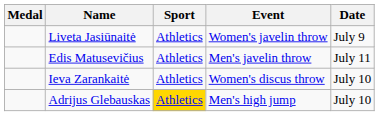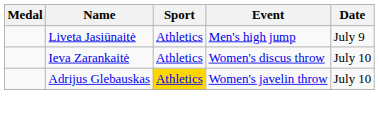(268, 36) Women's javelin throw -> (252, 36) Men's high jump
- row: (96, 57)
(252, 100) Men's high jump -> (268, 79) Women's javelin throw
